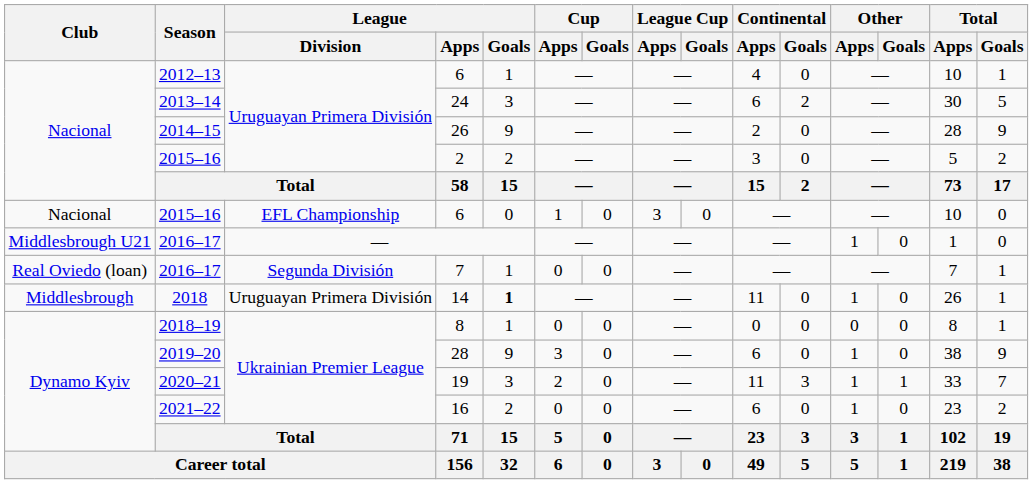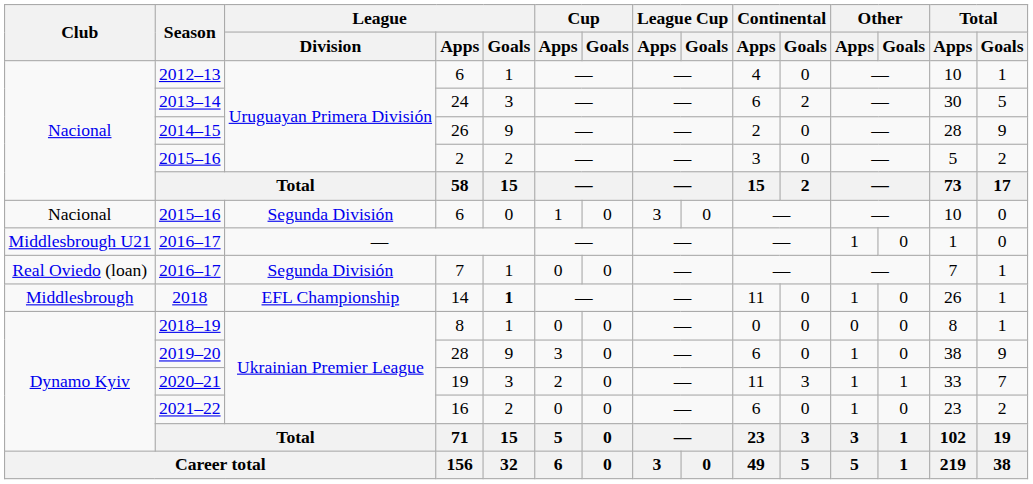(330, 213) EFL Championship -> (330, 213) Segunda División
(330, 297) Uruguayan Primera División -> (330, 297) EFL Championship
